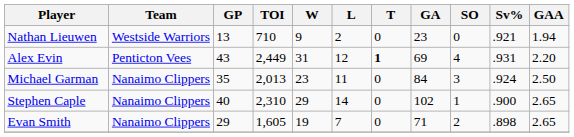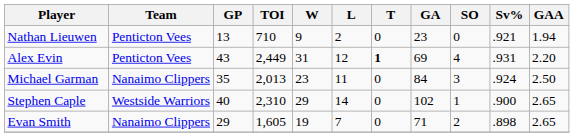(161, 36) Westside Warriors -> (152, 36) Penticton Vees
(161, 100) Nanaimo Clippers -> (161, 100) Westside Warriors
